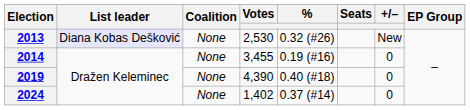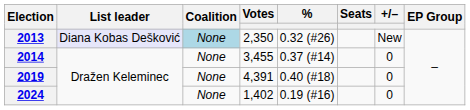(211, 38) no background -> (211, 38) lightblue background
(258, 38) 2,530 -> (258, 38) 2,350
(307, 57) 0.19 (#16) -> (307, 57) 0.37 (#14)
(258, 76) 4,390 -> (258, 76) 4,391
(307, 95) 0.37 (#14) -> (307, 95) 0.19 (#16)
